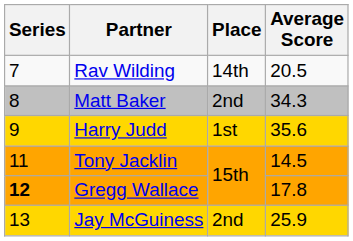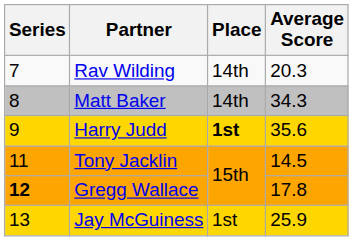(289, 70) 20.5 -> (289, 70) 20.3
(228, 100) 2nd -> (230, 100) 14th
(225, 130) normal -> (226, 130) bold
(228, 220) 2nd -> (225, 220) 1st
